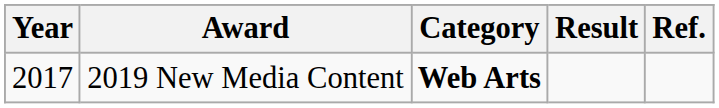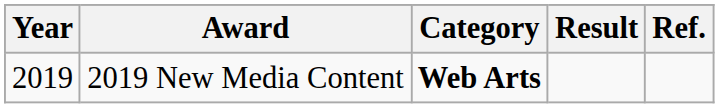(43, 77) 2017 -> (43, 77) 2019
